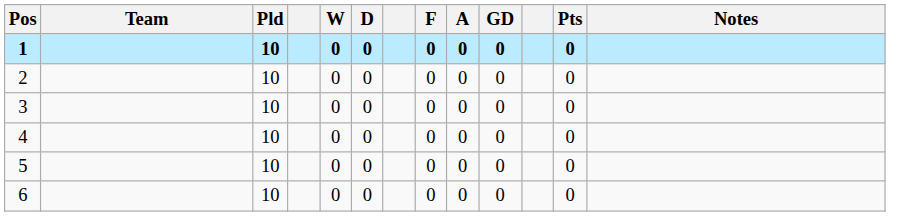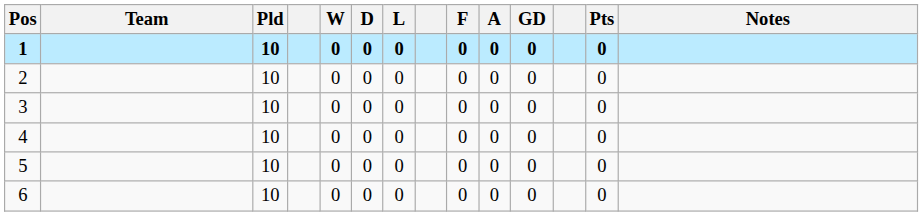+ column: (399, 19)
